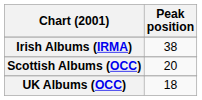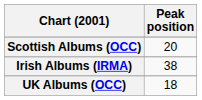rows swapped: (74, 47) <-> (74, 66)
